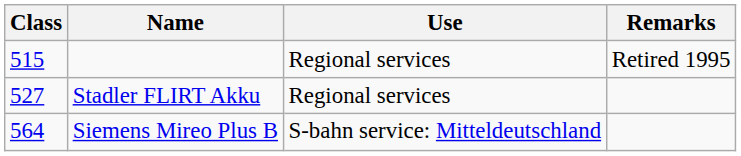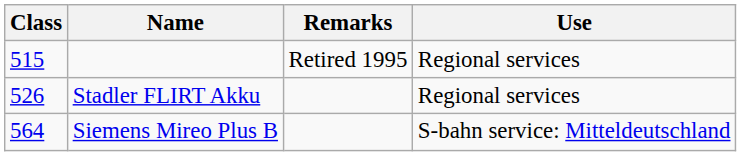columns swapped: (445, 22) <-> (671, 22)
(27, 95) 527 -> (27, 95) 526
